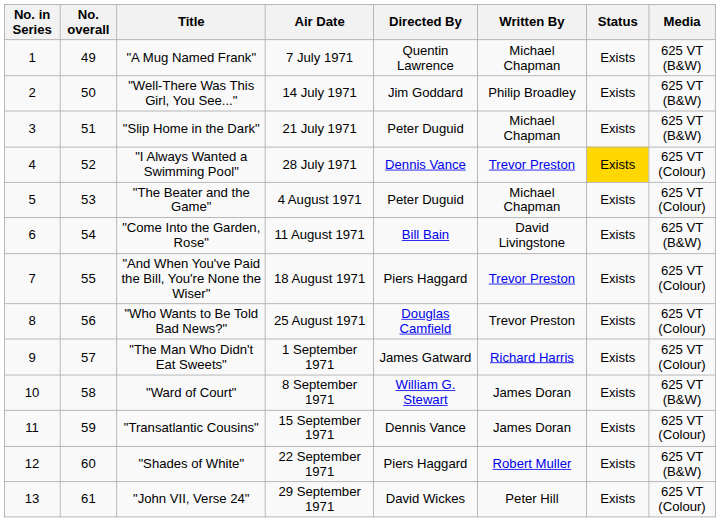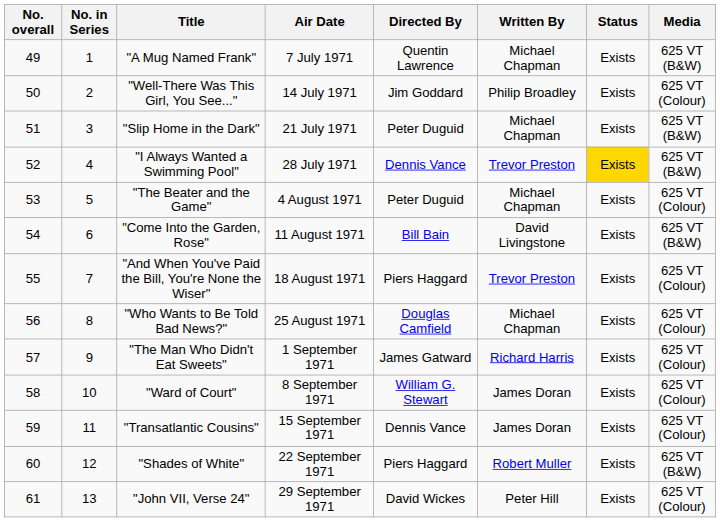columns swapped: (88, 22) <-> (32, 22)
(682, 93) 625 VT (B&W) -> (682, 93) 625 VT (Colour)
(682, 164) 625 VT (Colour) -> (682, 164) 625 VT (B&W)
(532, 321) Trevor Preston -> (532, 321) Michael Chapman
(682, 392) 625 VT (B&W) -> (682, 392) 625 VT (Colour)
